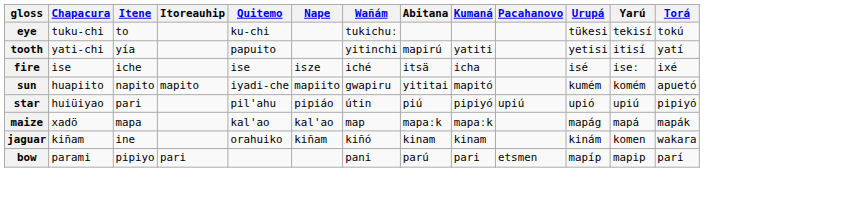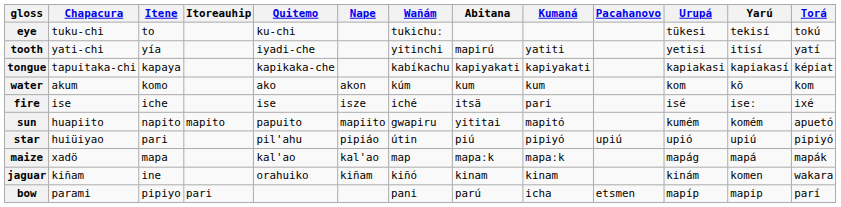(253, 50) papuito -> (286, 50) iyadi-che
+ row: (27, 68)
+ row: (27, 86)
(467, 68) icha -> (538, 104) pari
(260, 86) iyadi-che -> (279, 122) papuito
(467, 158) pari -> (538, 194) icha
